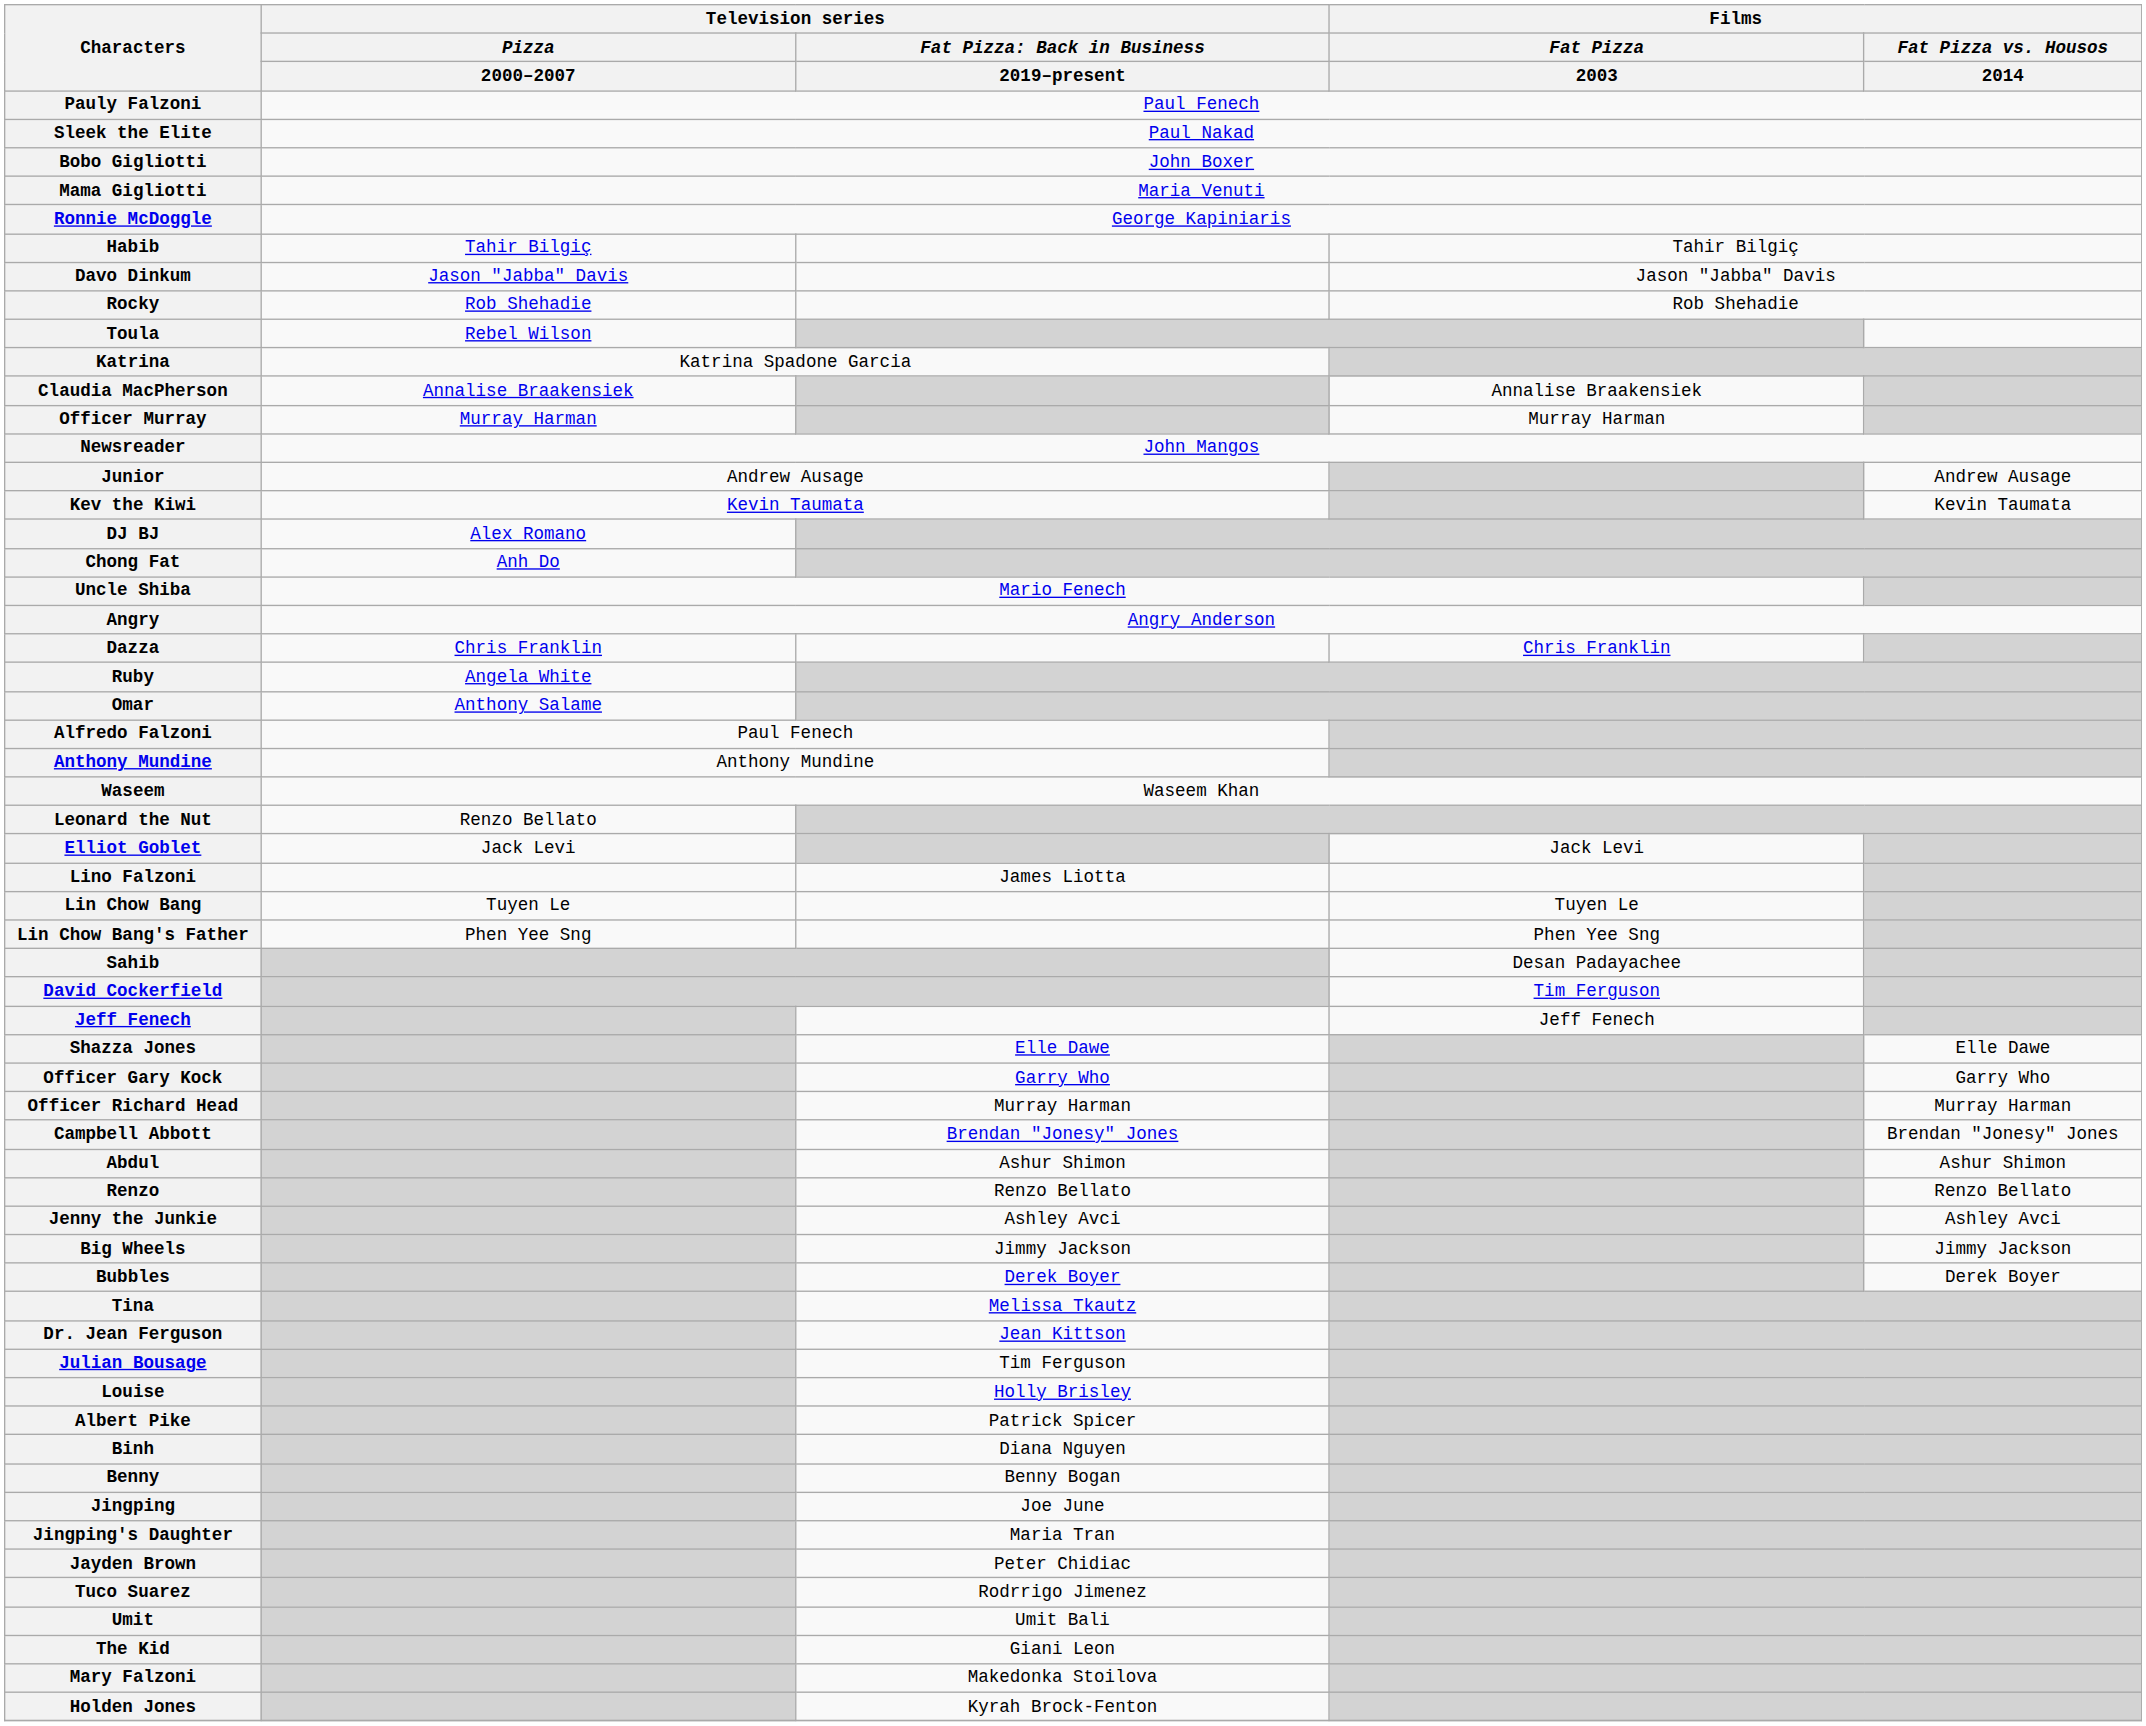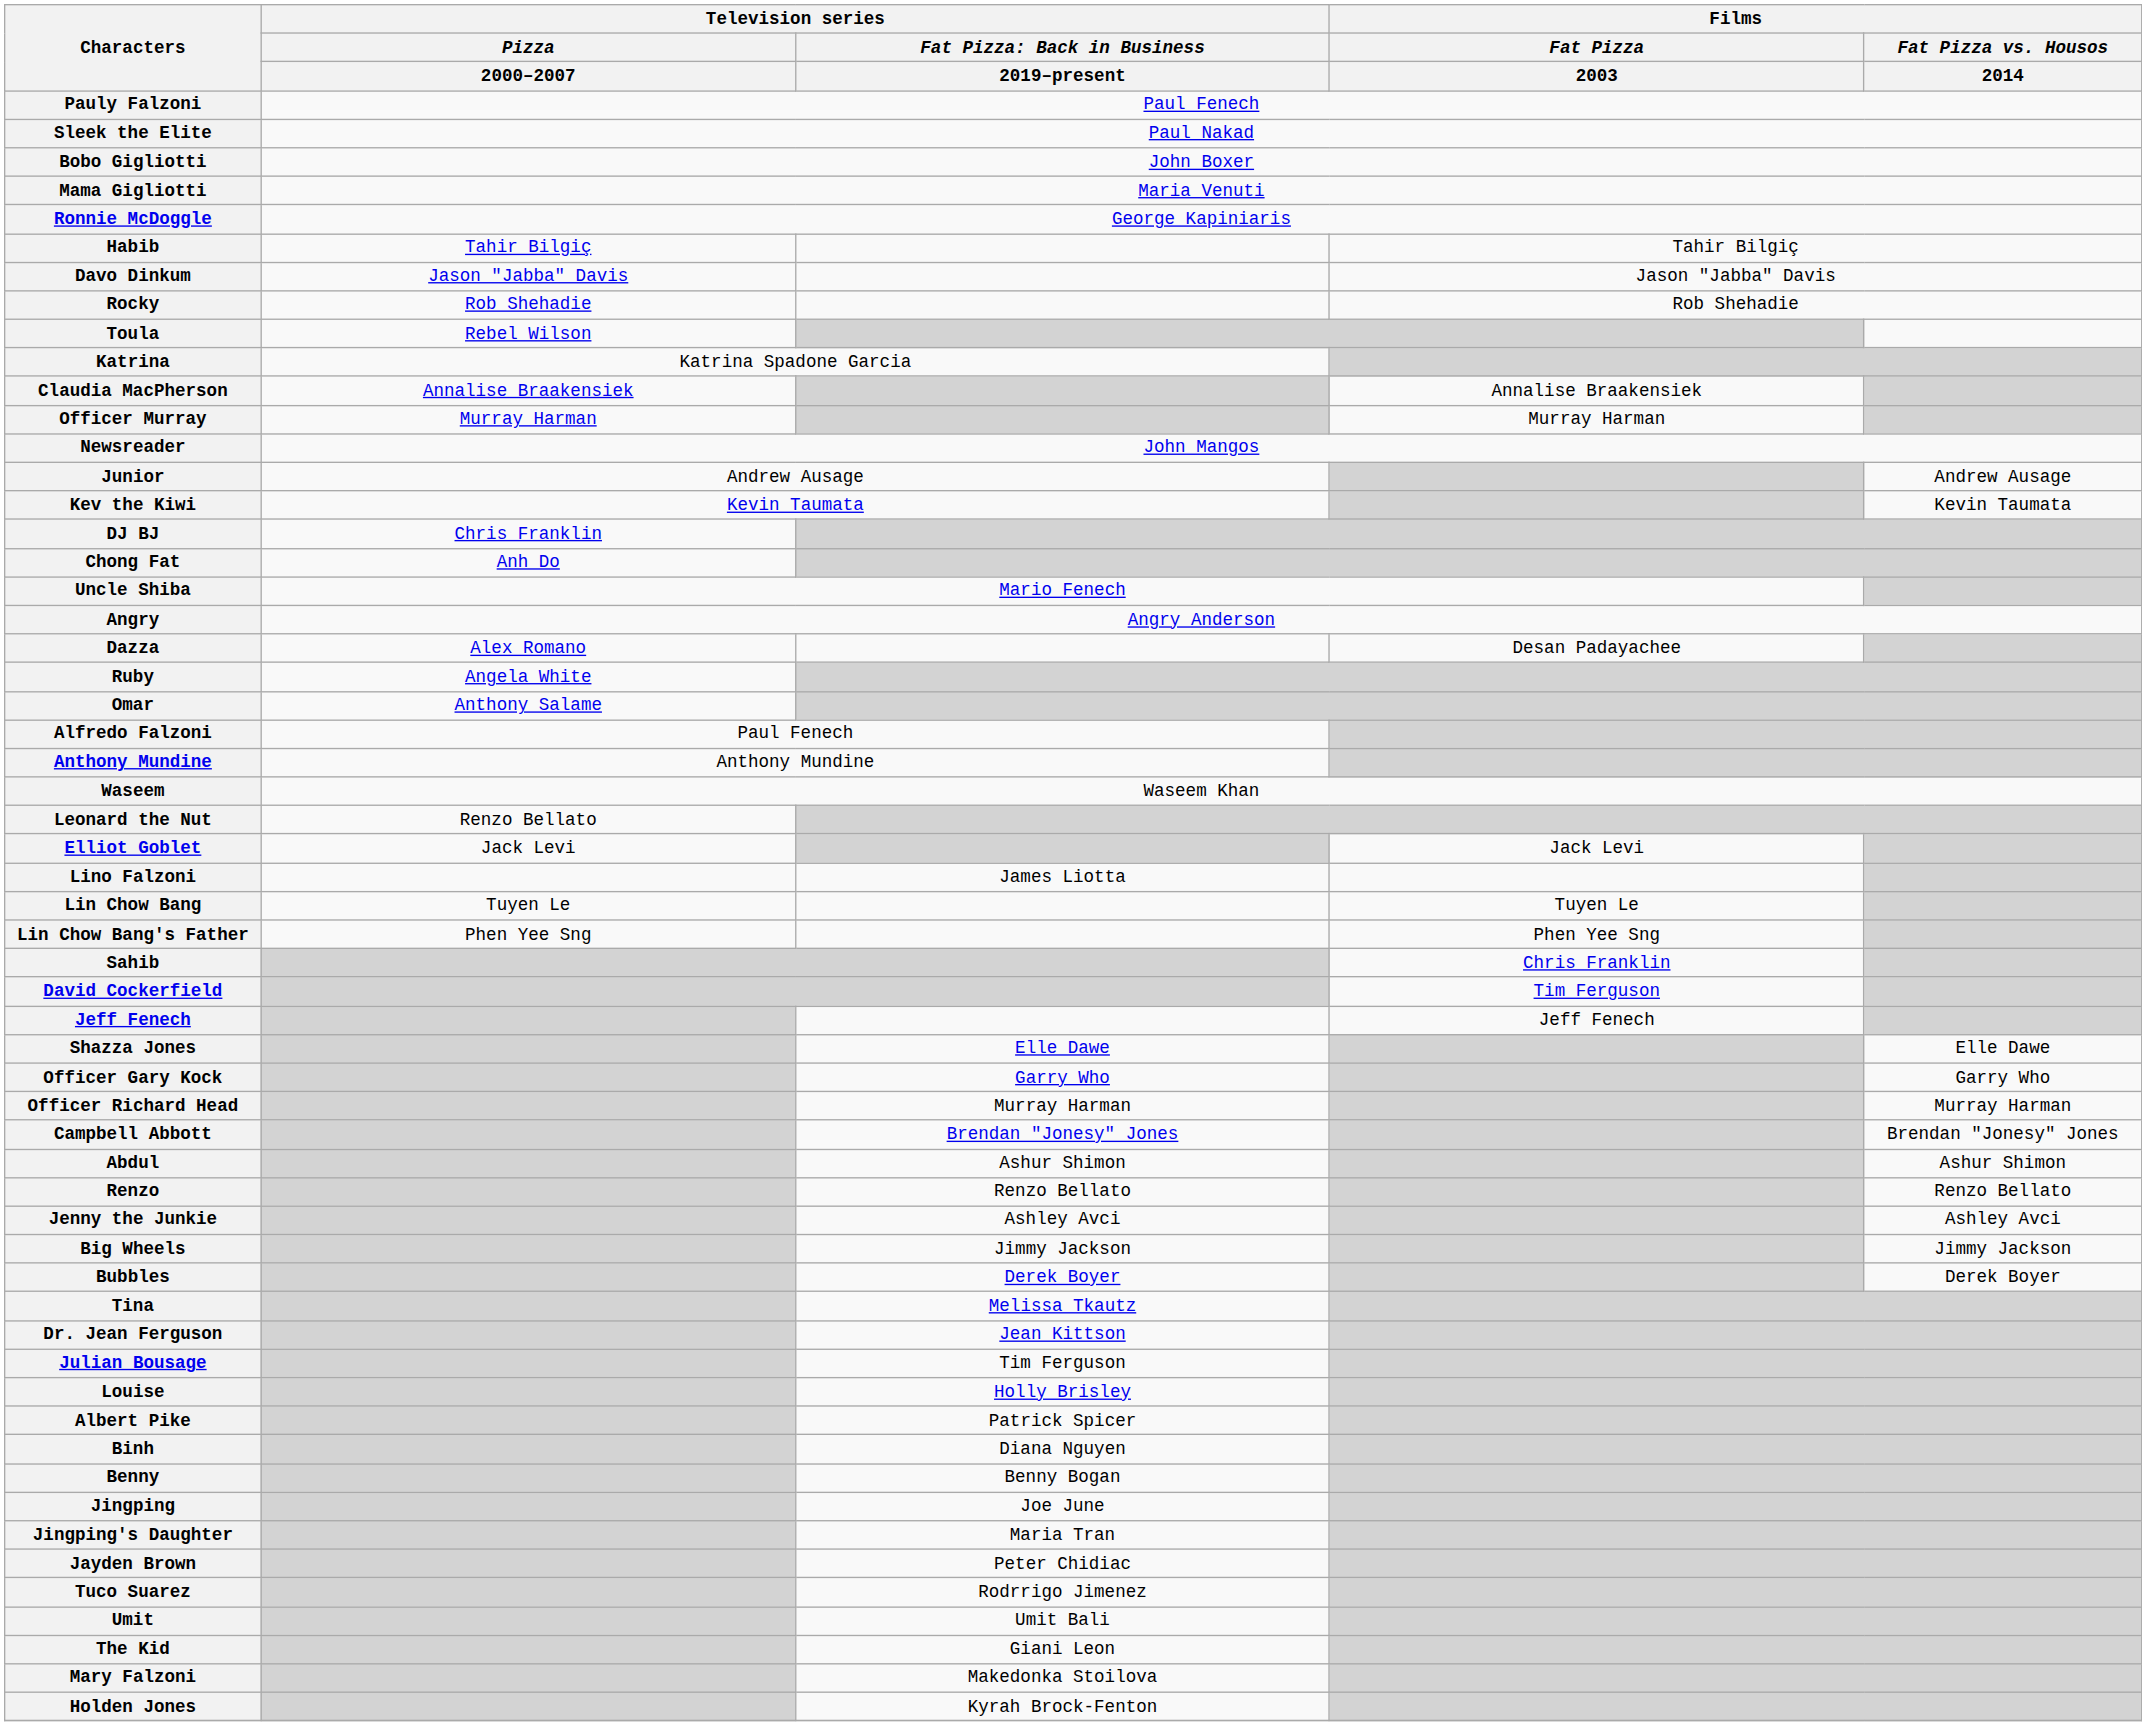(528, 534) Alex Romano -> (528, 534) Chris Franklin
(528, 648) Chris Franklin -> (528, 648) Alex Romano
(1597, 648) Chris Franklin -> (1597, 648) Desan Padayachee
(1597, 963) Desan Padayachee -> (1597, 963) Chris Franklin
